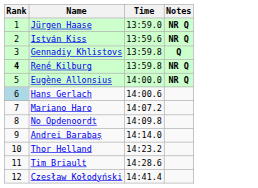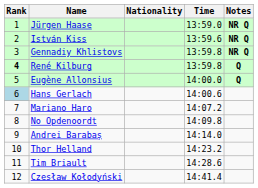+ column: (154, 11)
(179, 53) Q -> (239, 53) NR Q
(179, 66) NR Q -> (239, 66) Q
(179, 80) NR Q -> (239, 80) Q
